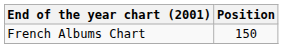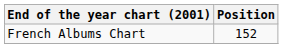(246, 34) 150 -> (246, 34) 152
